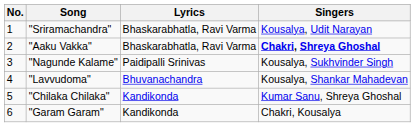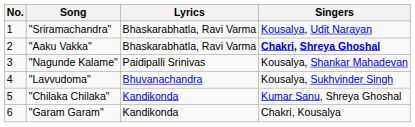(327, 63) Kousalya, Sukhvinder Singh -> (334, 63) Kousalya, Shankar Mahadevan
(334, 79) Kousalya, Shankar Mahadevan -> (327, 79) Kousalya, Sukhvinder Singh
